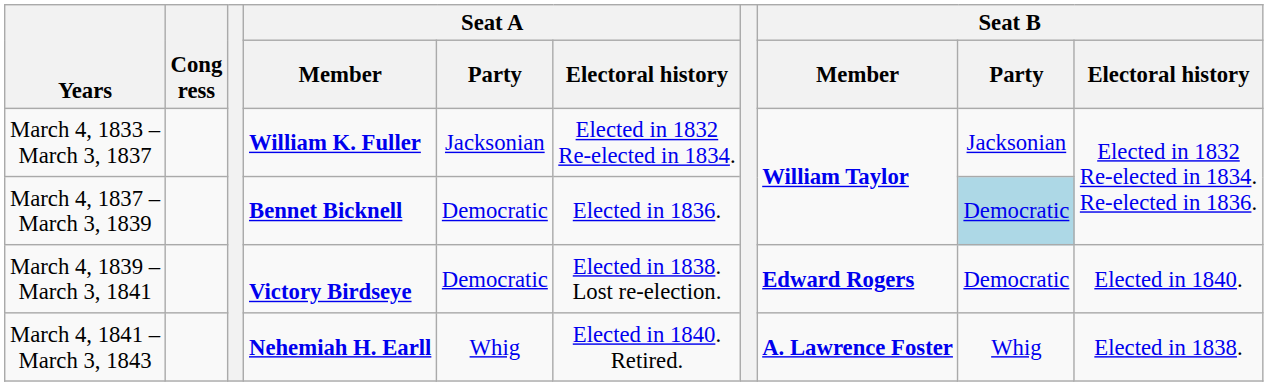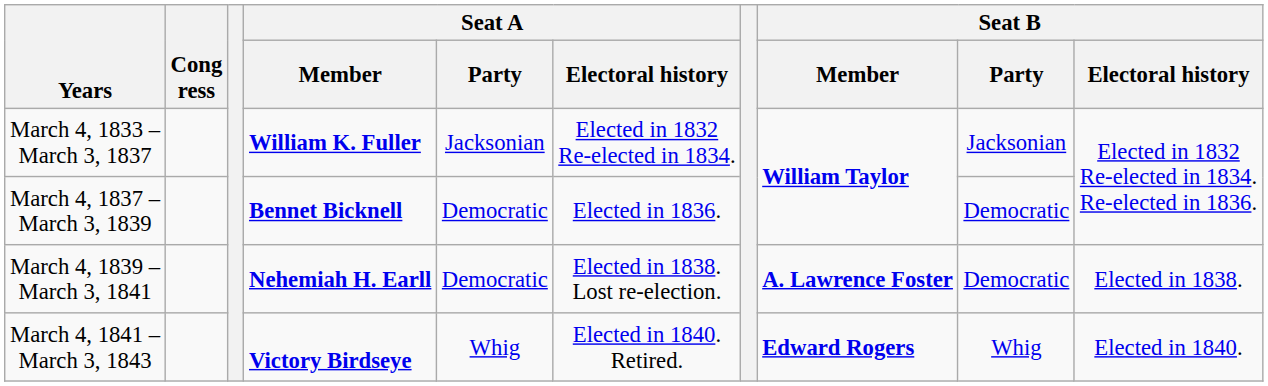(1016, 210) lightblue background -> (1016, 210) no background
(330, 291) Victory Birdseye -> (340, 279) Nehemiah H. Earll
(838, 279) Edward Rogers -> (858, 279) A. Lawrence Foster
(1168, 279) Elected in 1840. -> (1168, 279) Elected in 1838.
(340, 347) Nehemiah H. Earll -> (330, 360) Victory Birdseye
(858, 347) A. Lawrence Foster -> (838, 347) Edward Rogers
(1168, 347) Elected in 1838. -> (1168, 347) Elected in 1840.
